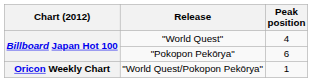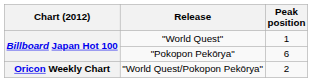(286, 38) 4 -> (286, 38) 1
(286, 69) 1 -> (286, 69) 2
